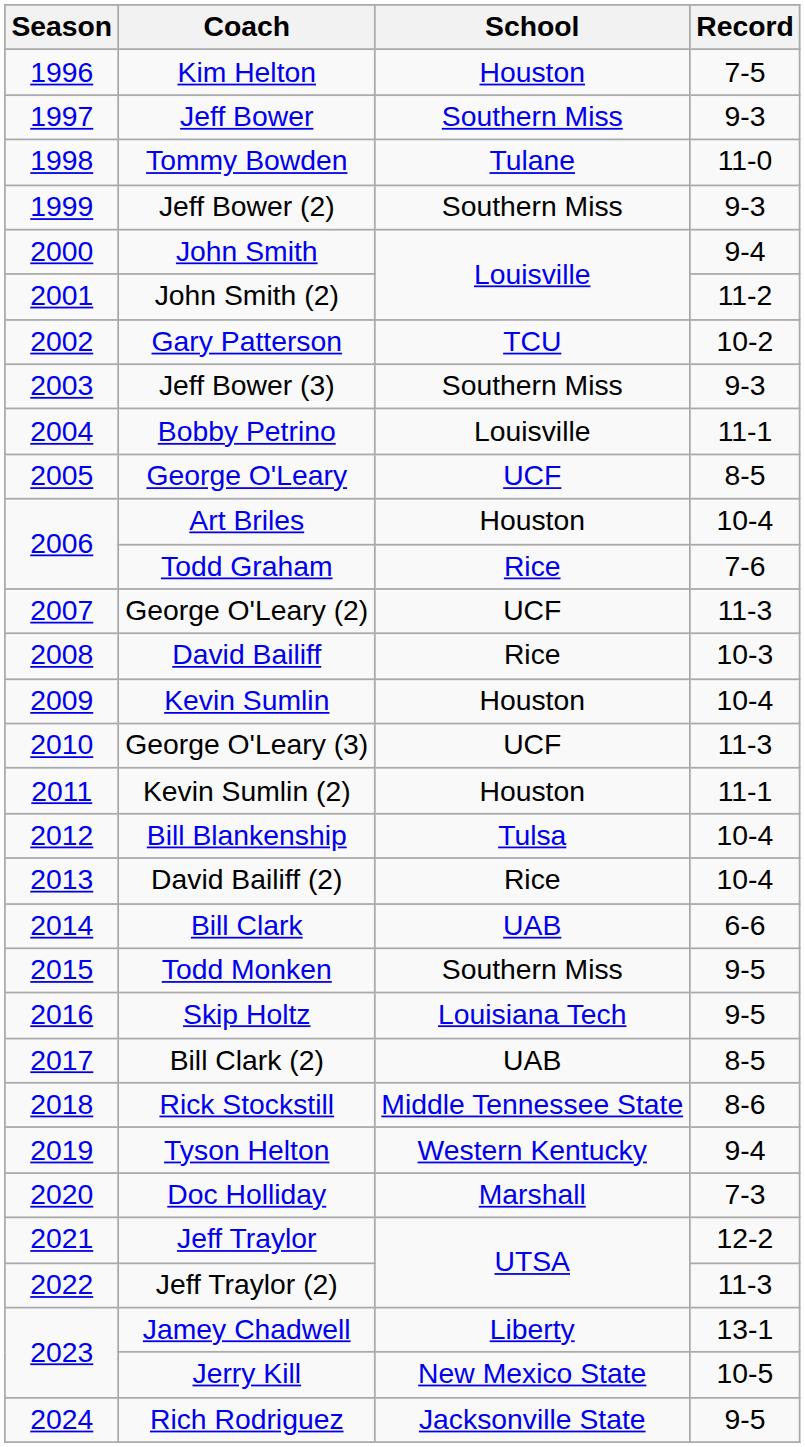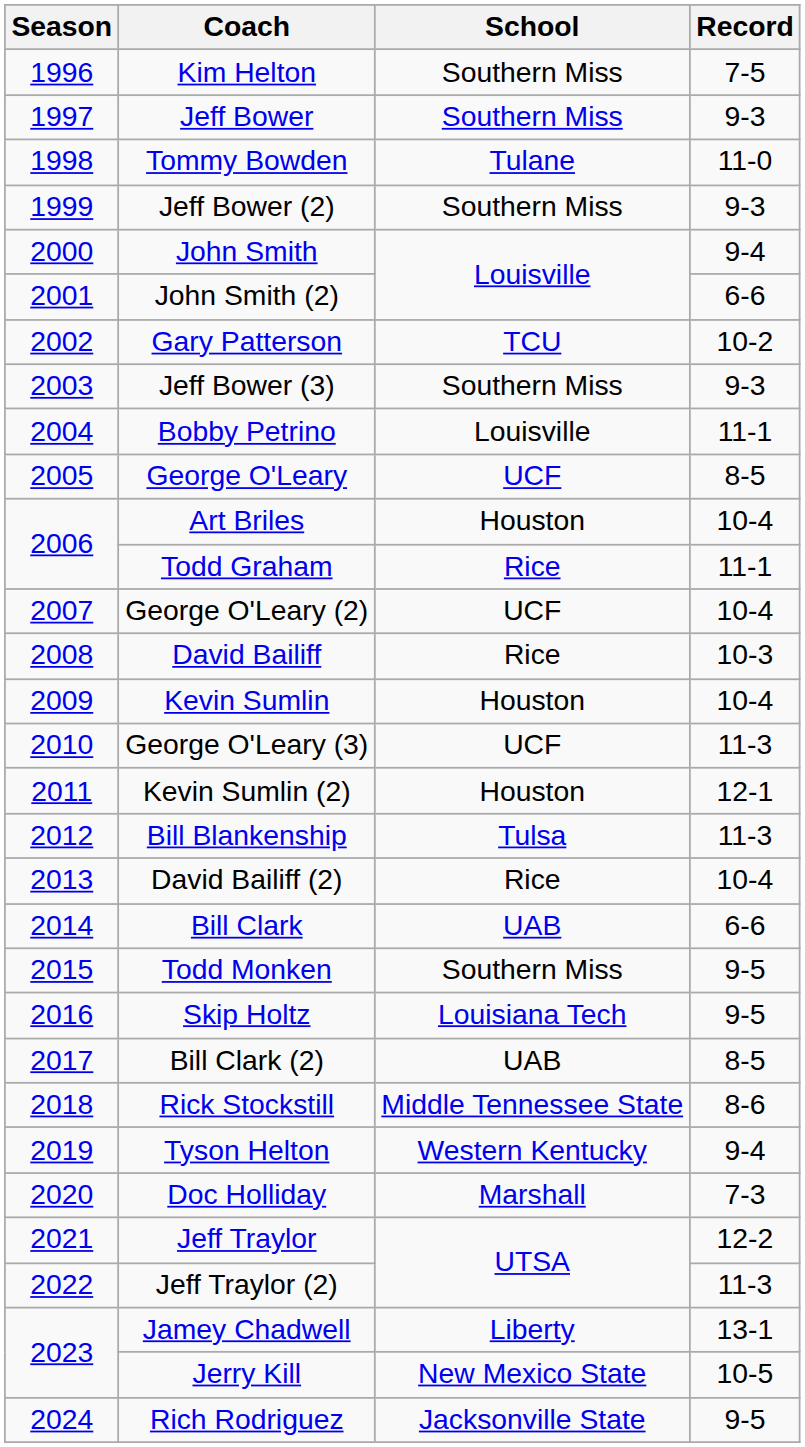(532, 71) Houston -> (532, 71) Southern Miss
(745, 296) 11-2 -> (745, 296) 6-6
(745, 565) 7-6 -> (745, 565) 11-1
(745, 610) 11-3 -> (745, 610) 10-4
(745, 790) 11-1 -> (745, 790) 12-1
(745, 835) 10-4 -> (745, 835) 11-3
